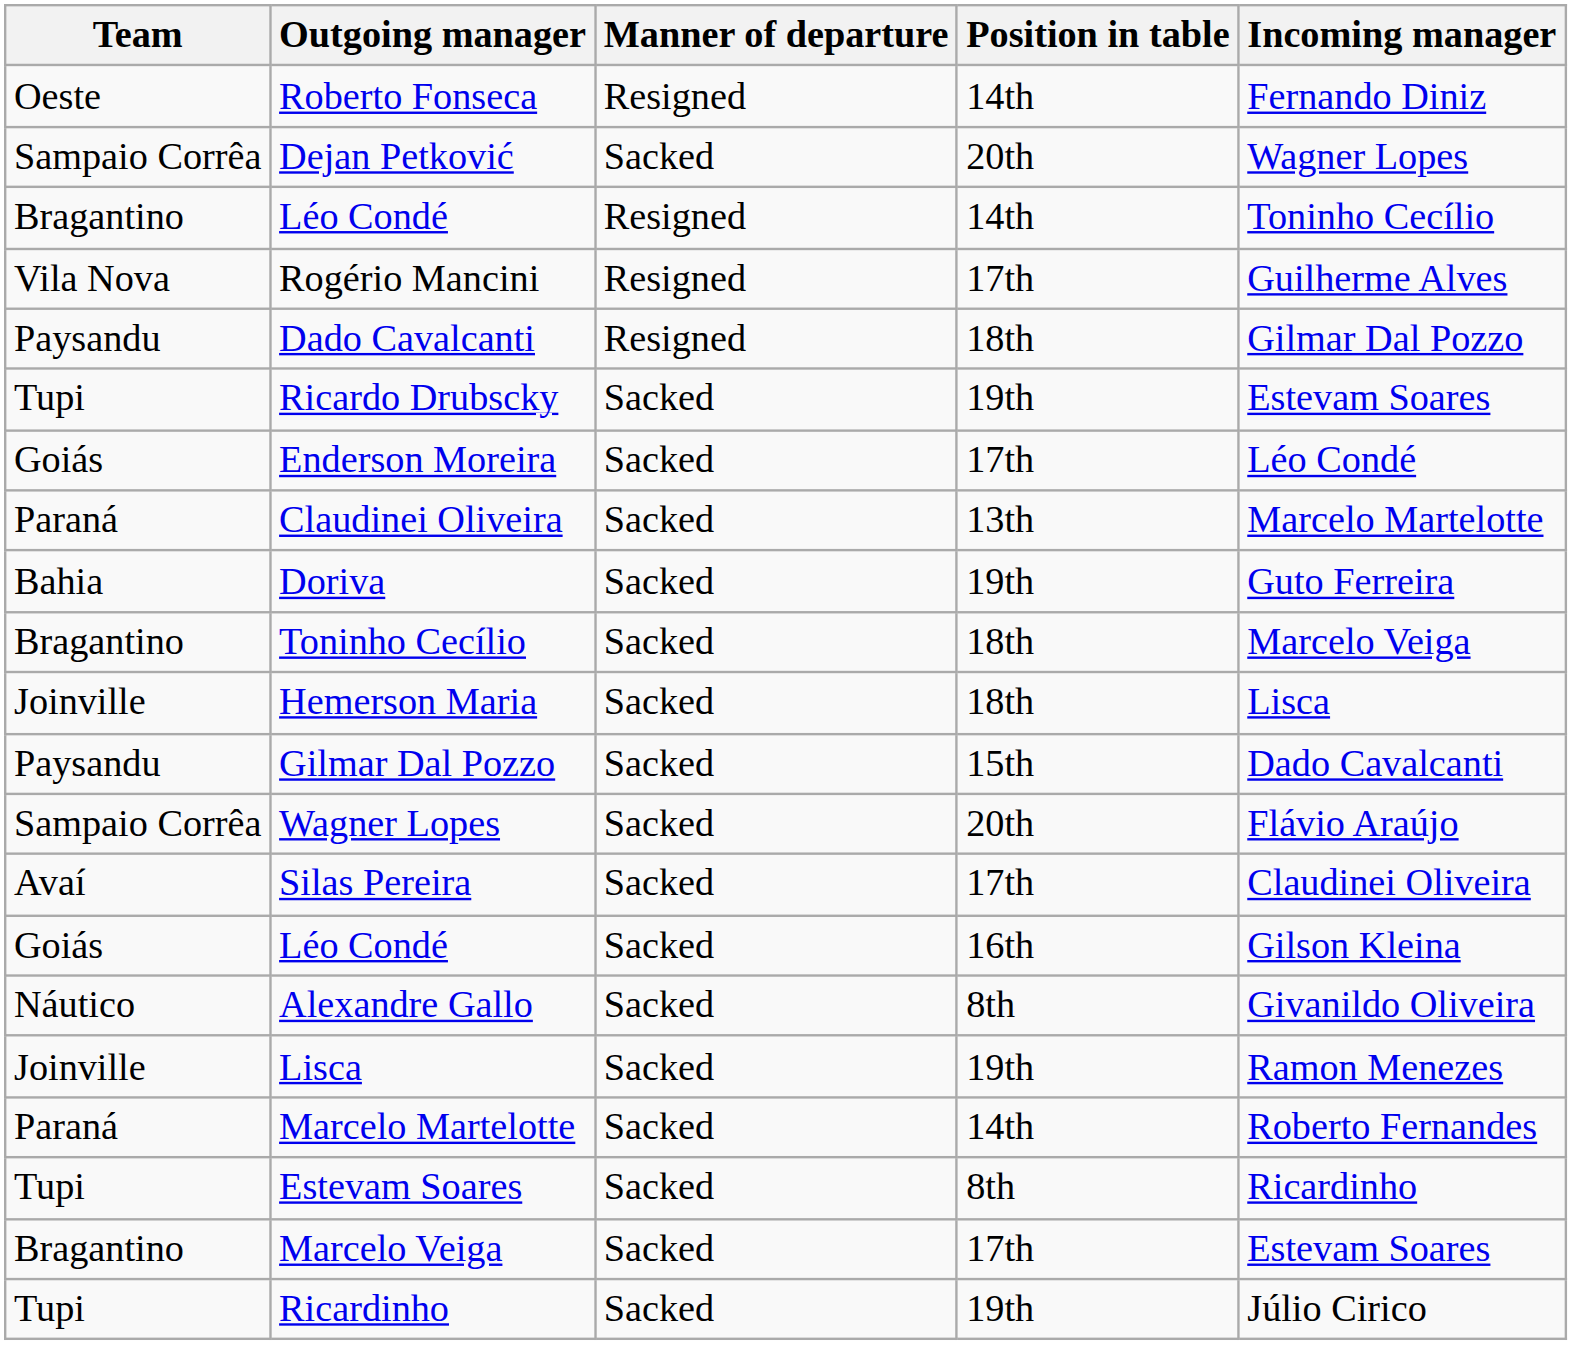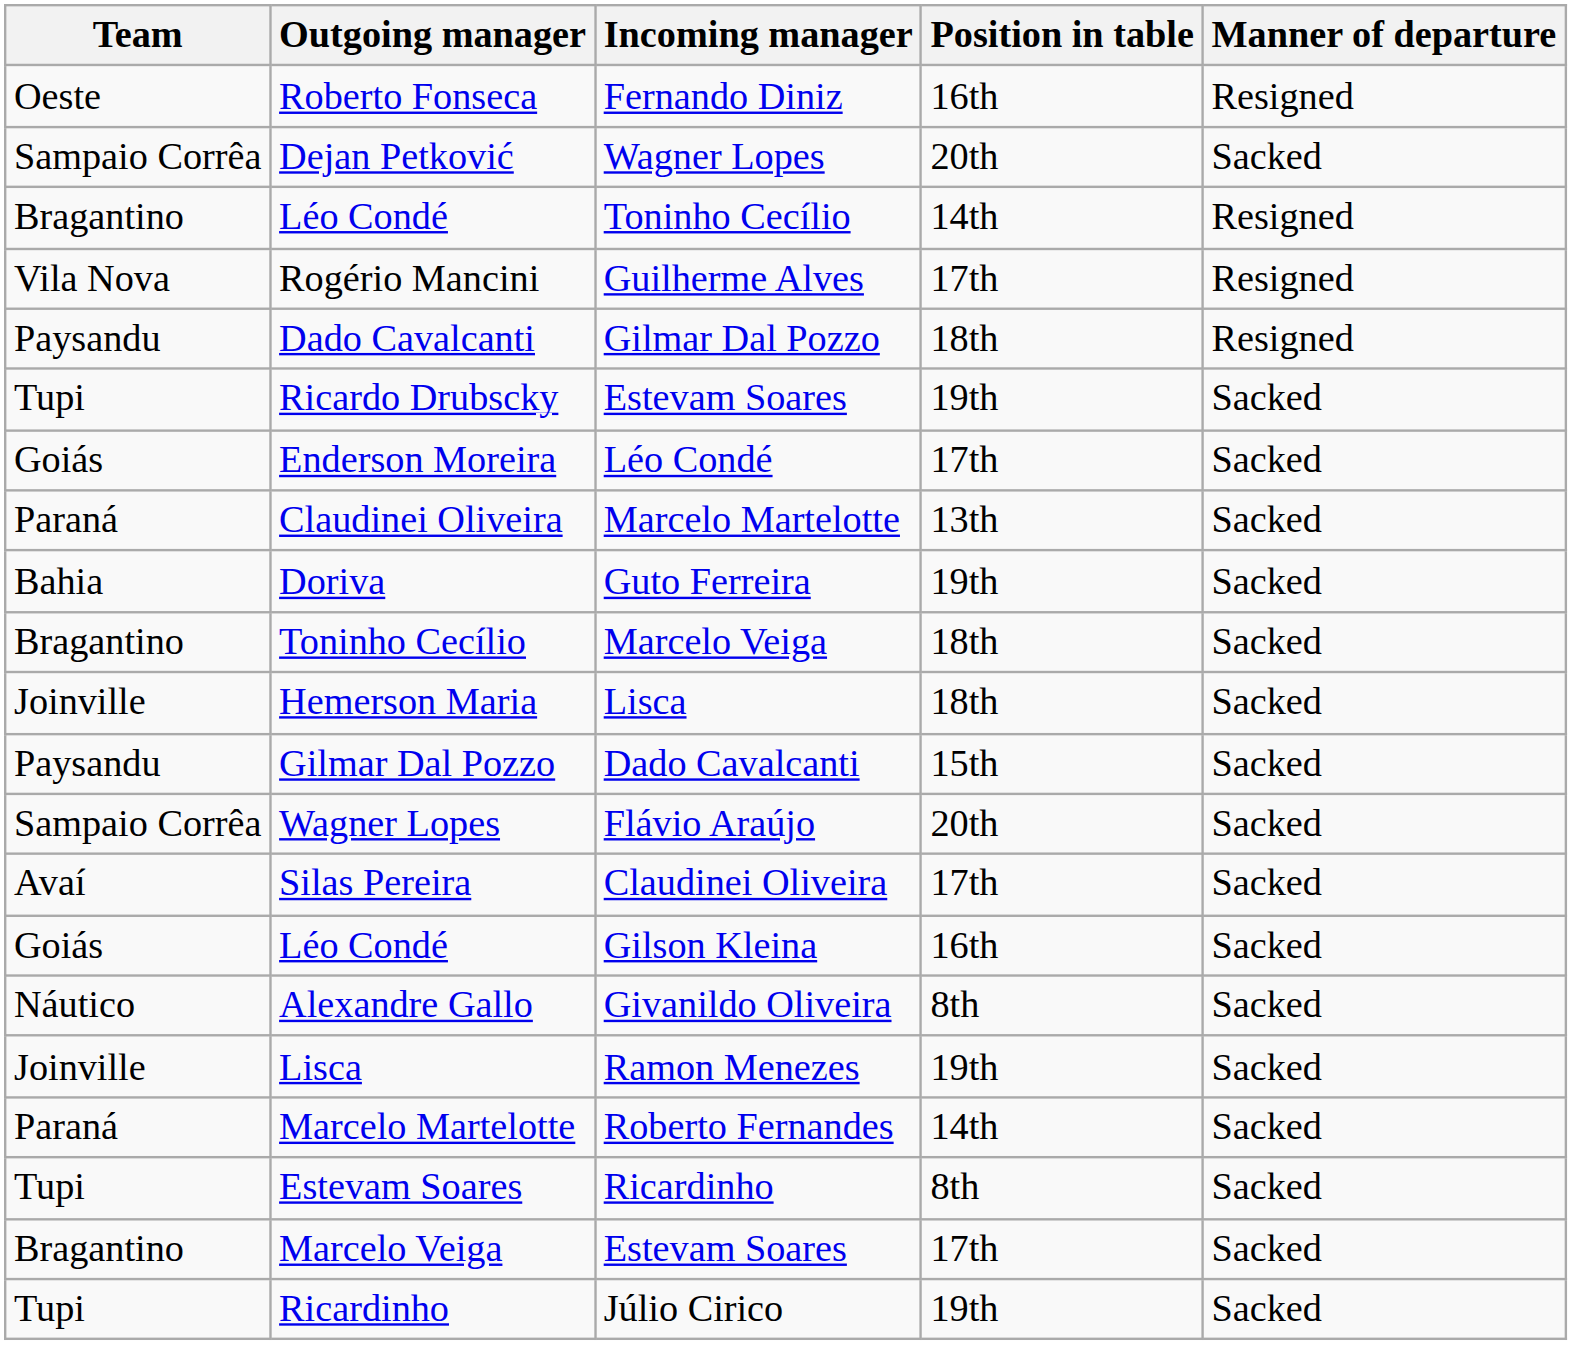columns swapped: (776, 34) <-> (1402, 34)
(1000, 95) 14th -> (964, 95) 16th
